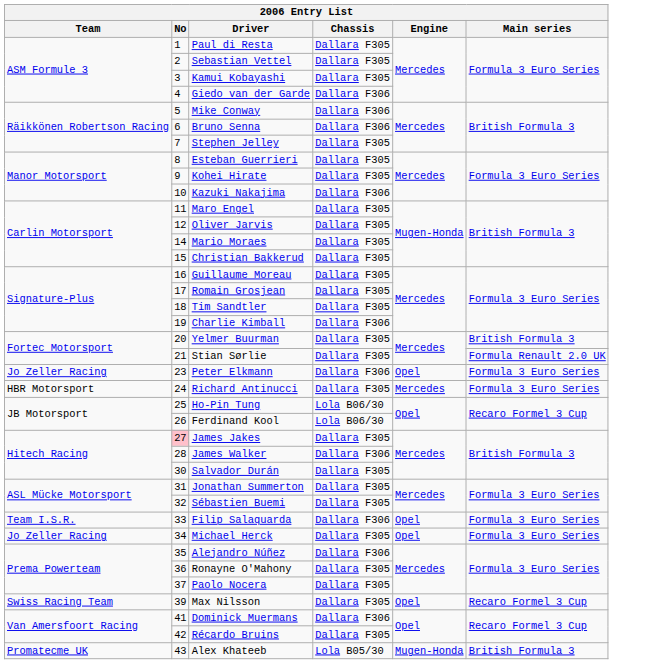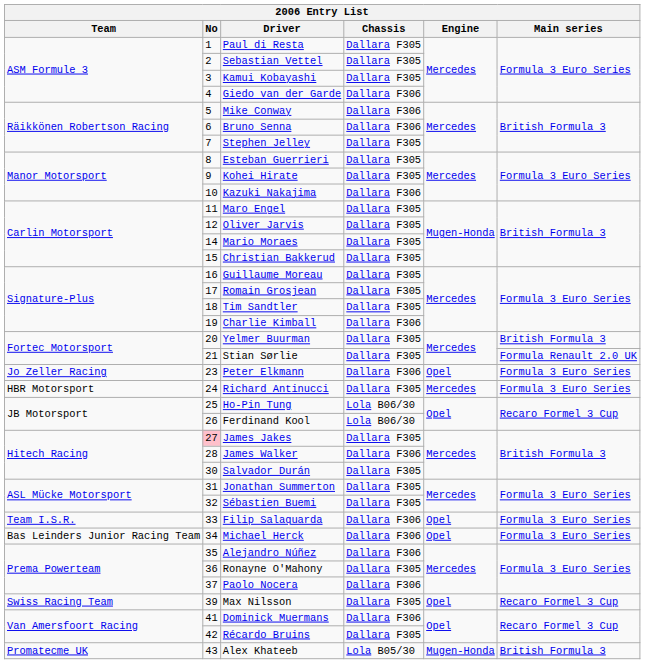(57, 536) Jo Zeller Racing -> (104, 536) Bas Leinders Junior Racing Team
(353, 536) Dallara F305 -> (384, 536) Dallara F306
(353, 585) Dallara F305 -> (384, 585) Dallara F306
